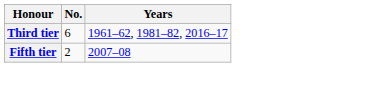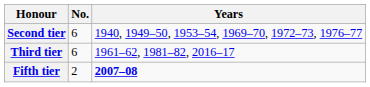+ row: (36, 33)
(109, 52) normal -> (116, 71) bold
